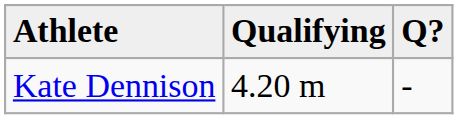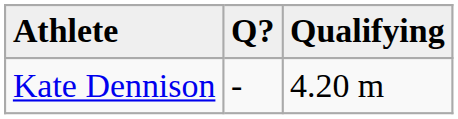columns swapped: (308, 31) <-> (423, 31)
